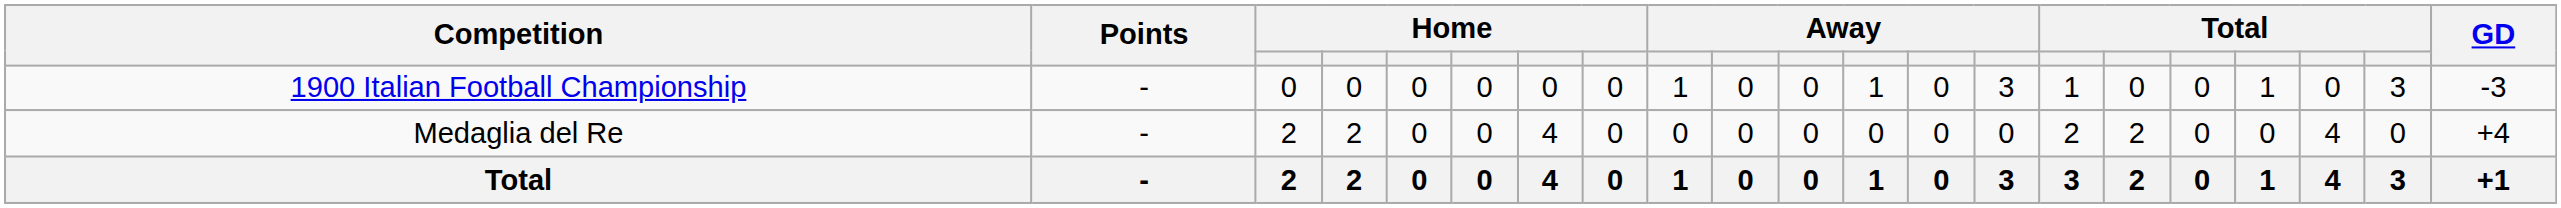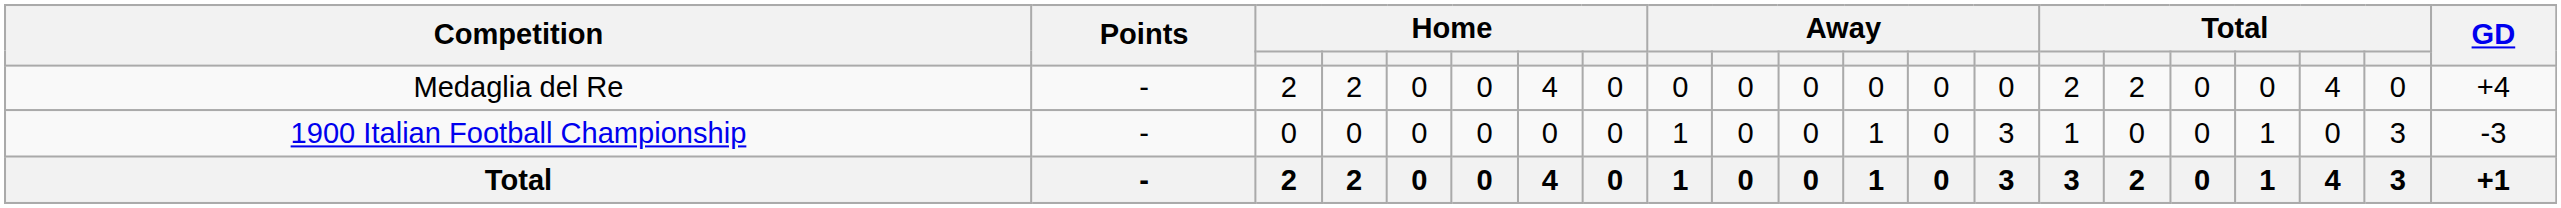rows swapped: (518, 88) <-> (519, 134)
